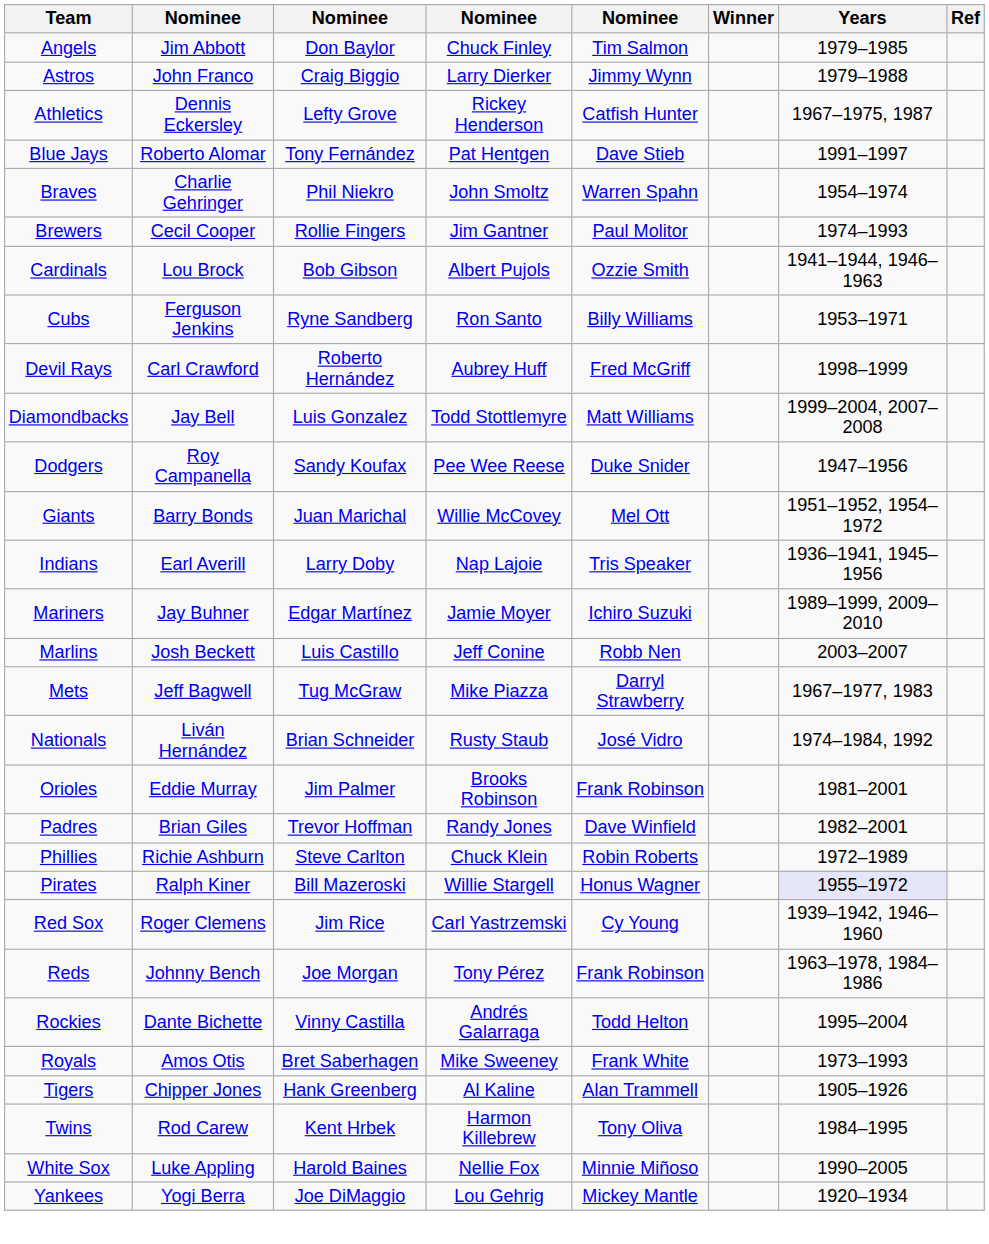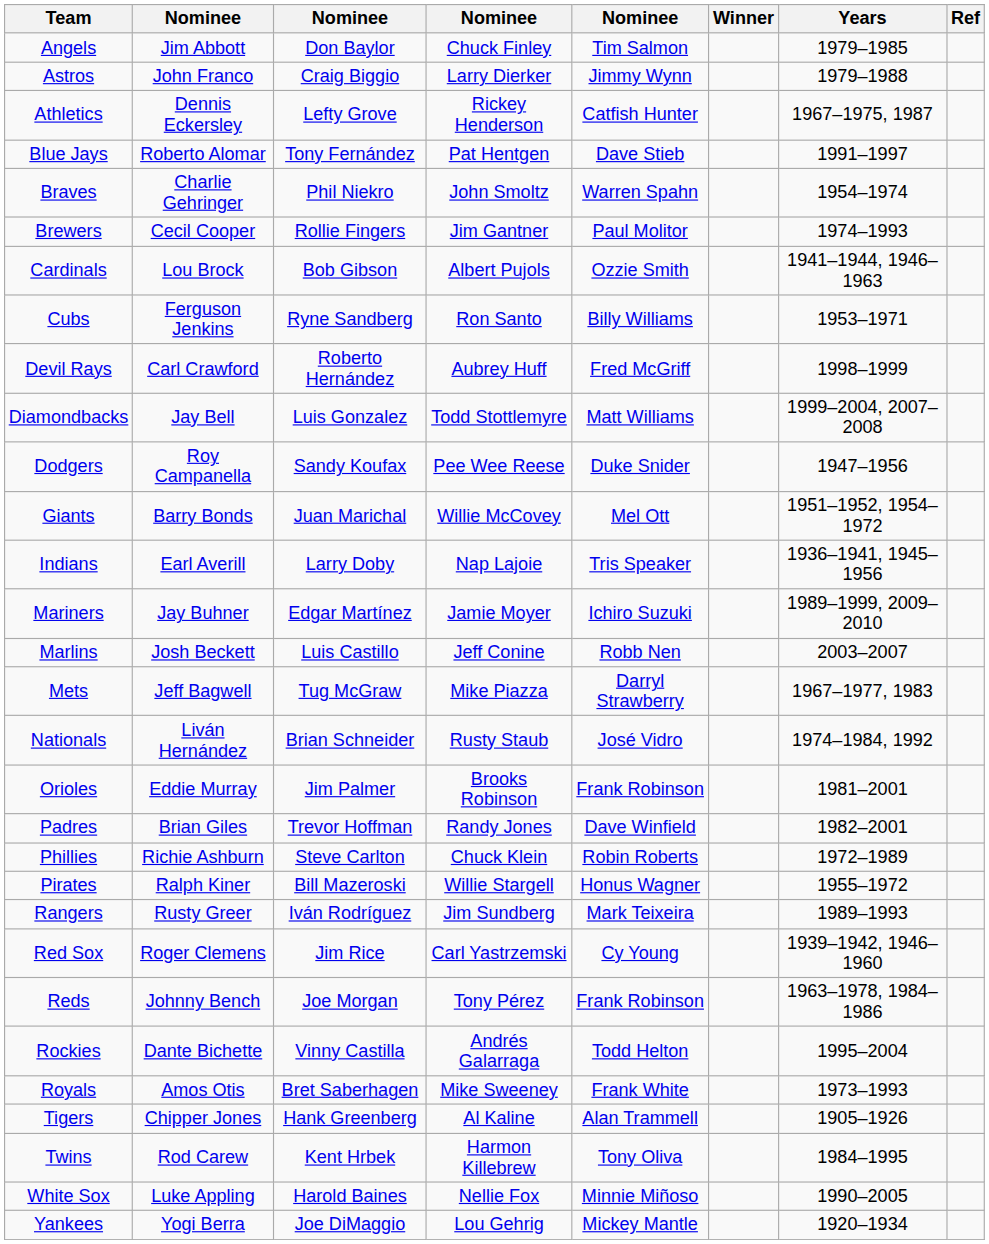(862, 885) lavender background -> (862, 885) no background
+ row: (69, 914)
